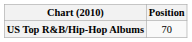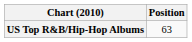(167, 29) 70 -> (167, 29) 63
